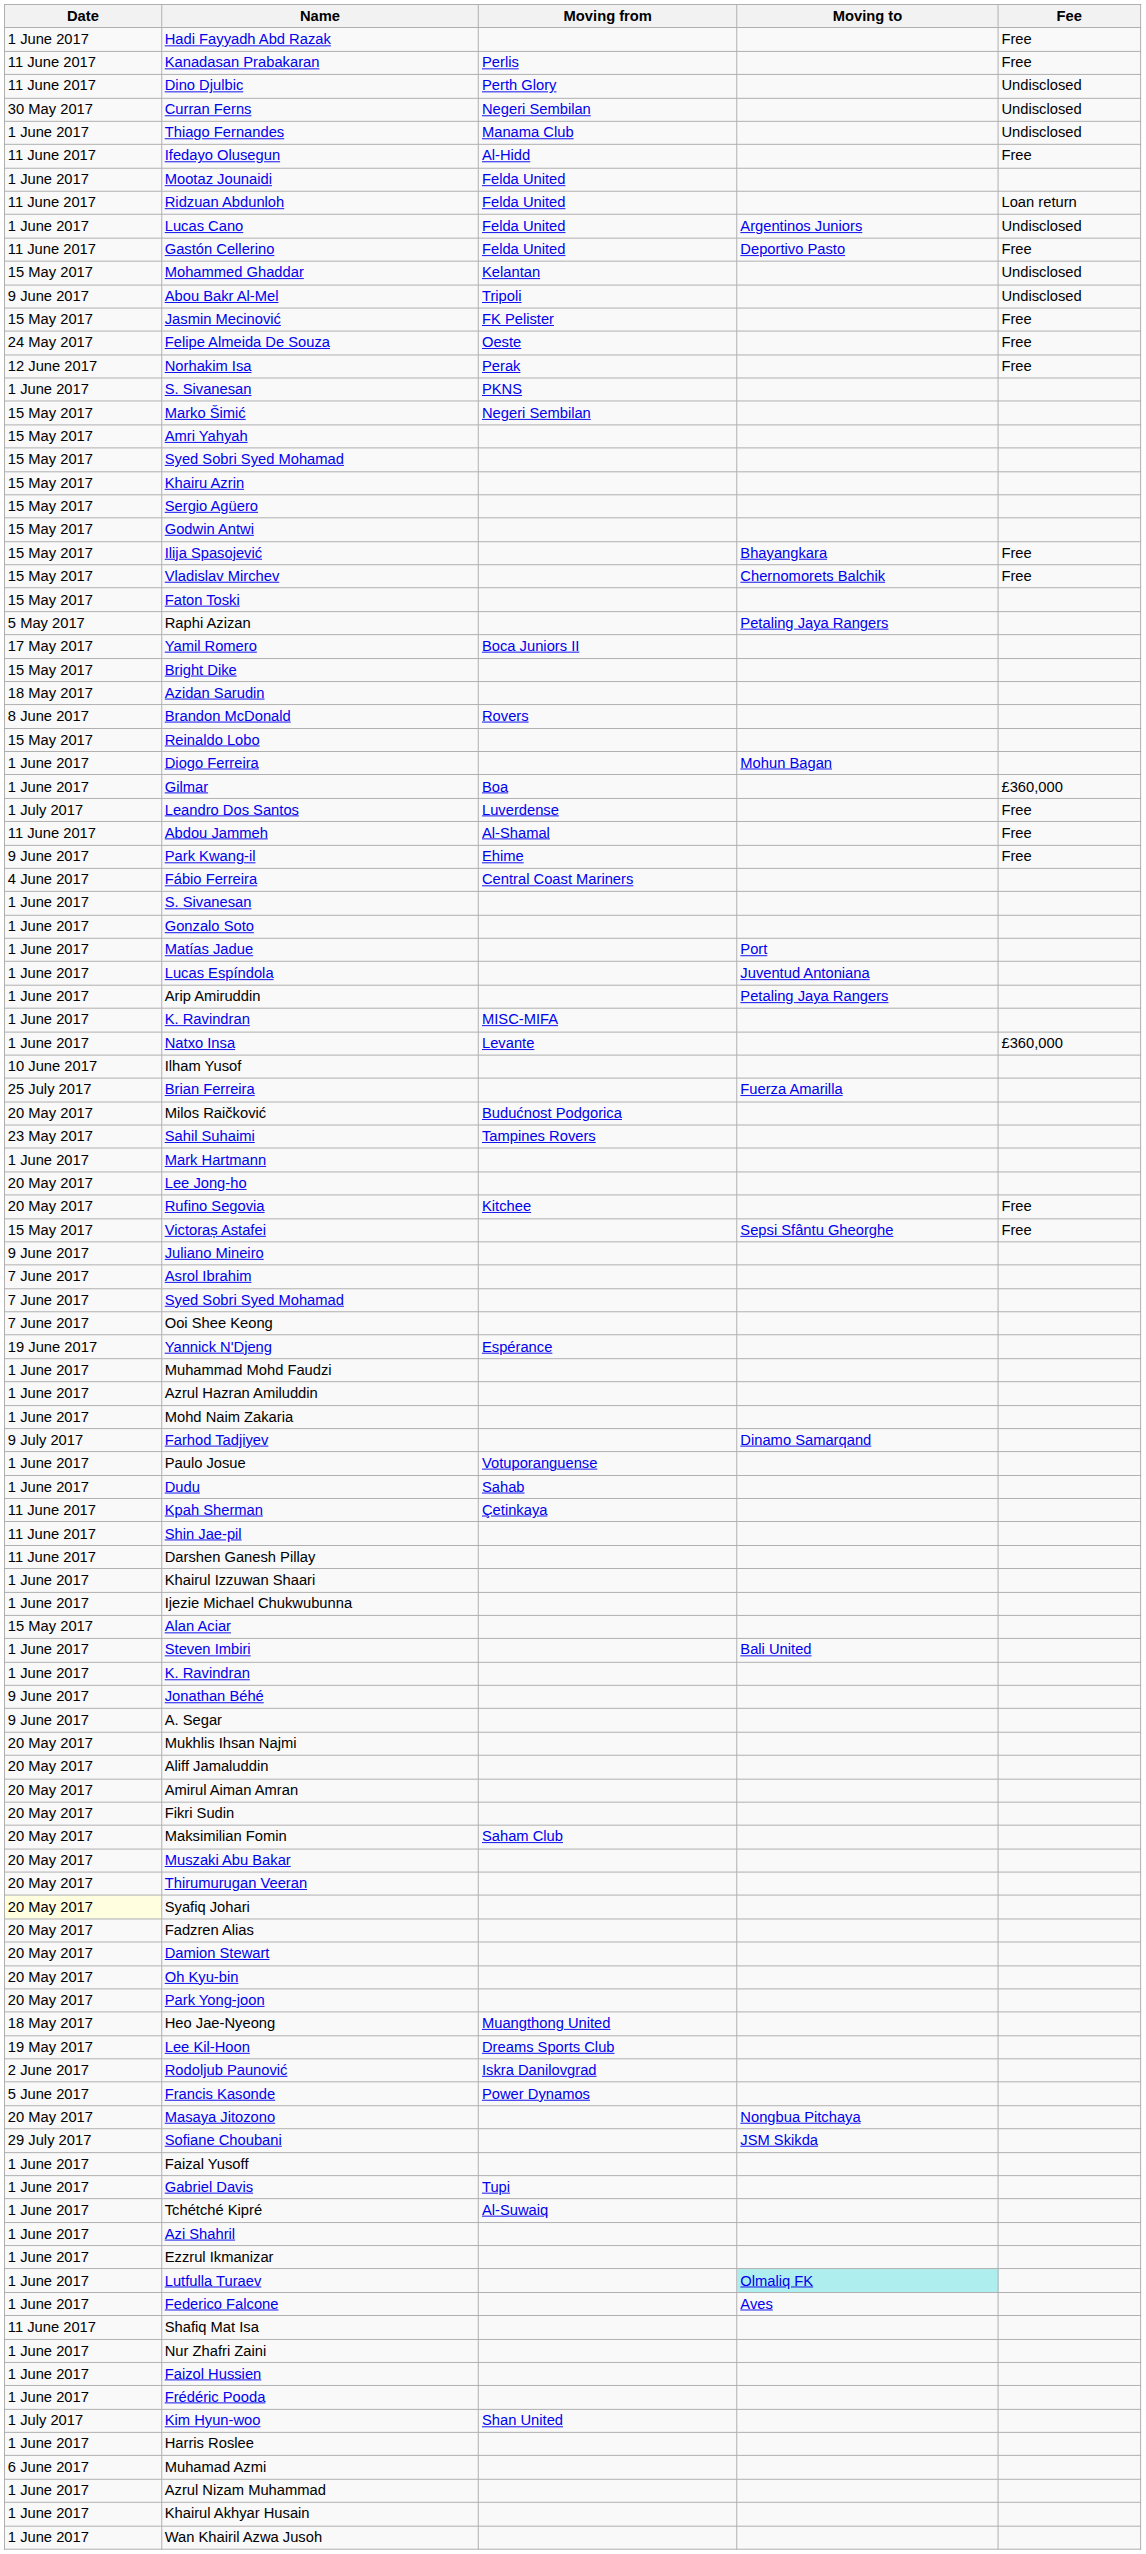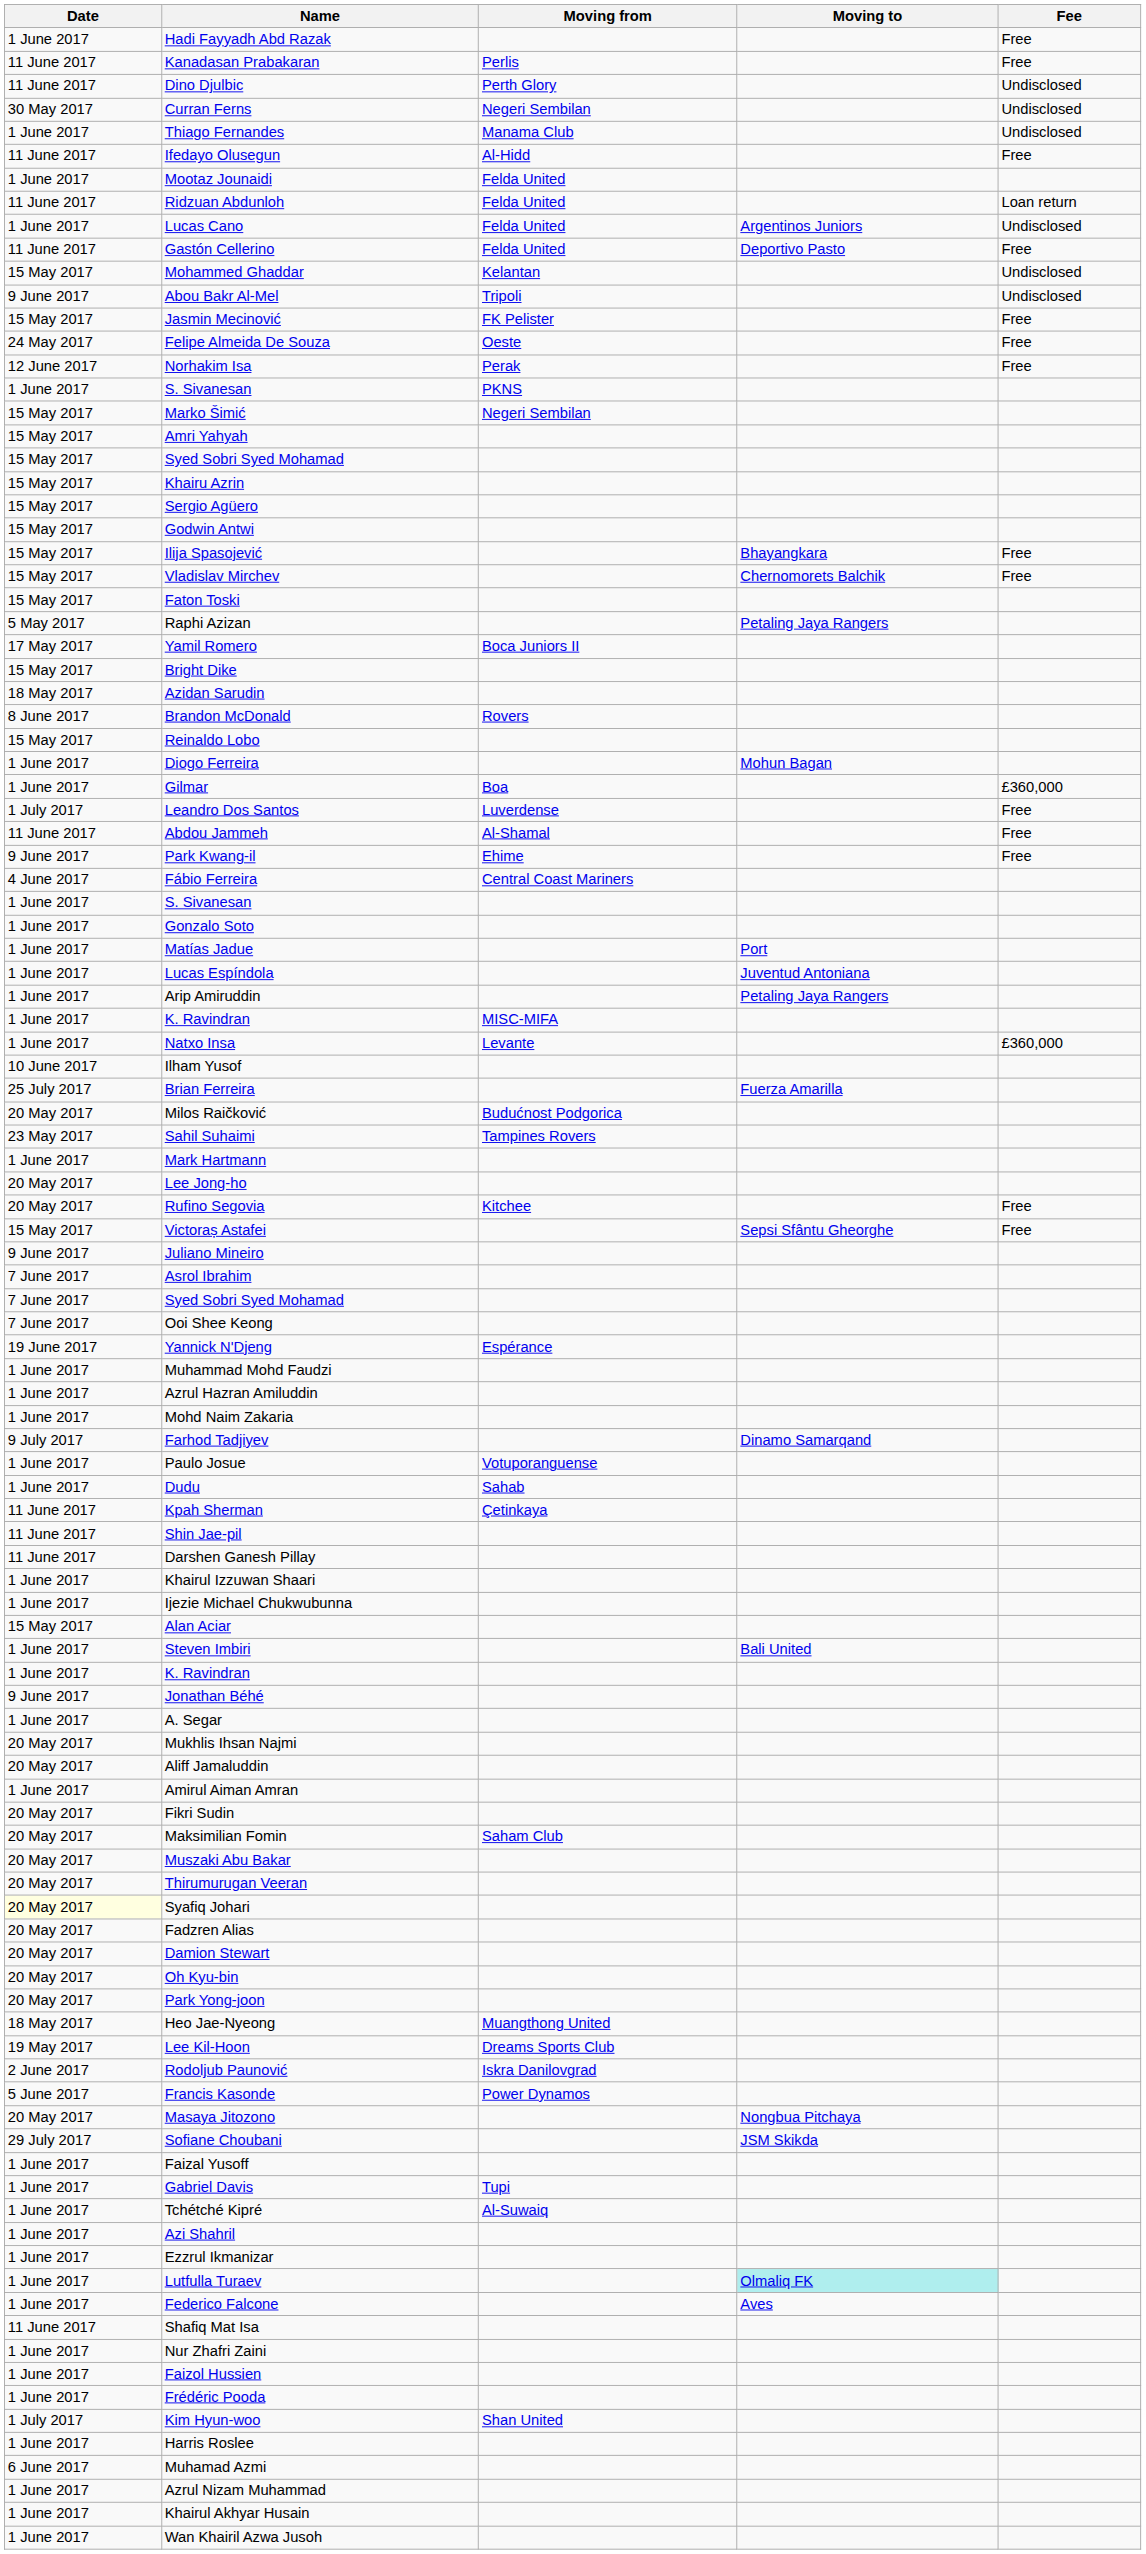(48, 1720) 9 June 2017 -> (48, 1720) 1 June 2017
(50, 1790) 20 May 2017 -> (48, 1790) 1 June 2017
